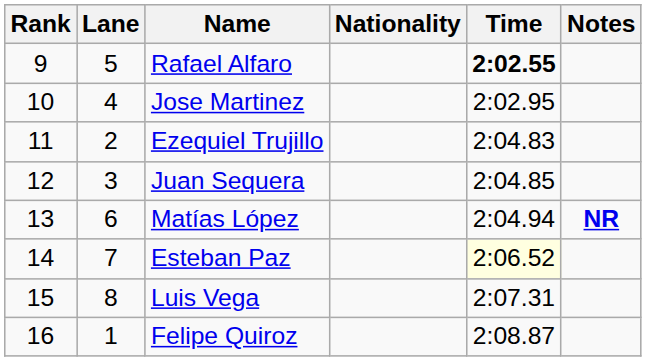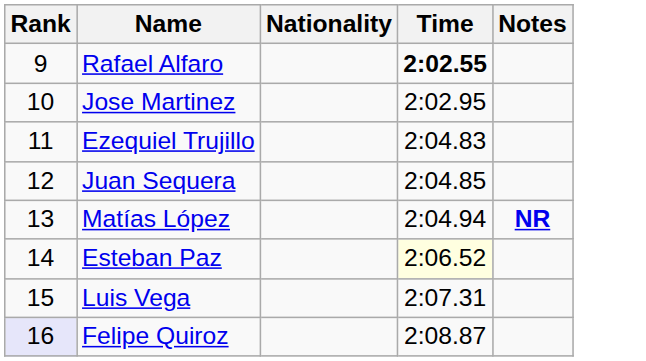- column: (111, 24)
(41, 336) no background -> (41, 336) lavender background
